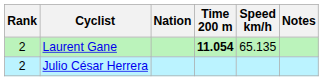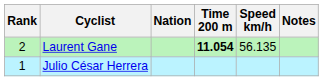(258, 47) 65.135 -> (258, 47) 56.135
(22, 66) 2 -> (22, 66) 1
